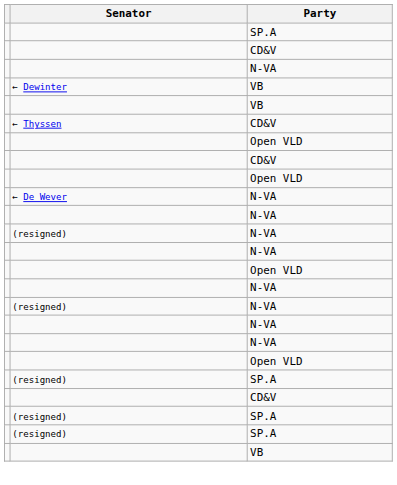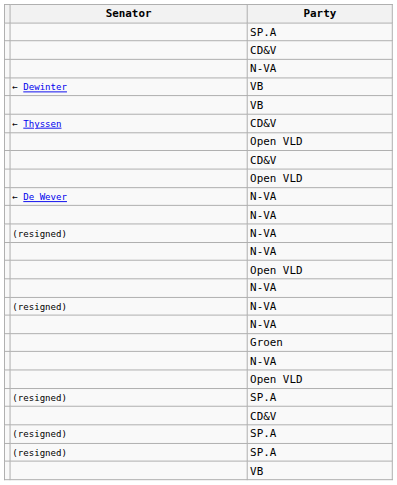+ row: (129, 342)
